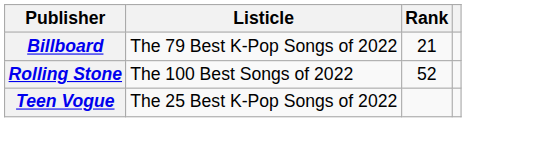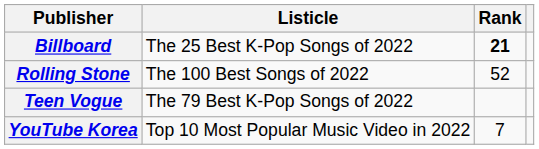(264, 46) The 79 Best K-Pop Songs of 2022 -> (279, 46) The 25 Best K-Pop Songs of 2022
(427, 46) normal -> (500, 46) bold
(264, 102) The 25 Best K-Pop Songs of 2022 -> (279, 102) The 79 Best K-Pop Songs of 2022
+ row: (73, 130)
